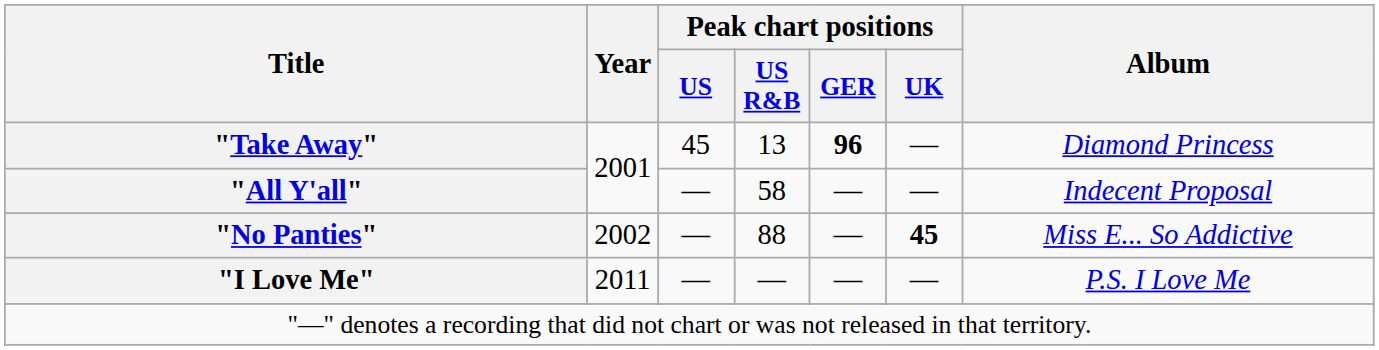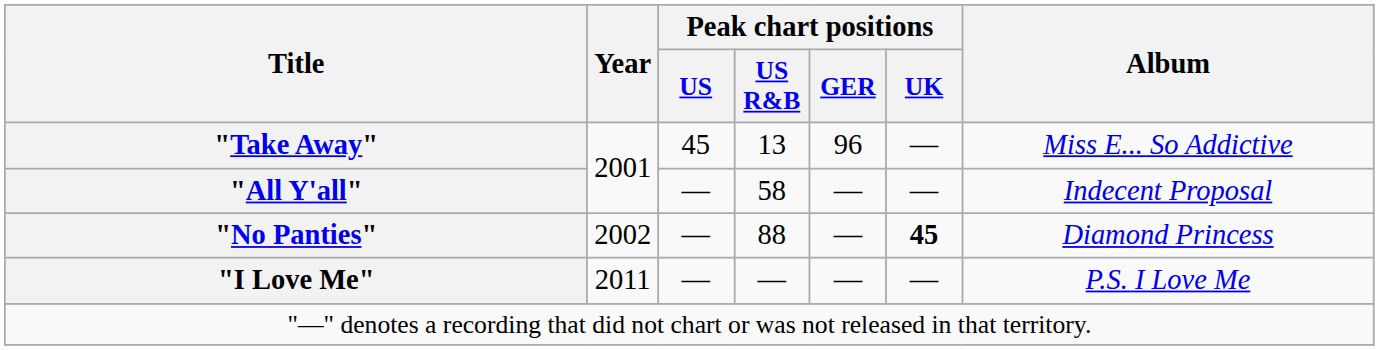(848, 144) bold -> (848, 144) normal
(1168, 144) Diamond Princess -> (1168, 144) Miss E... So Addictive
(1168, 235) Miss E... So Addictive -> (1168, 235) Diamond Princess
